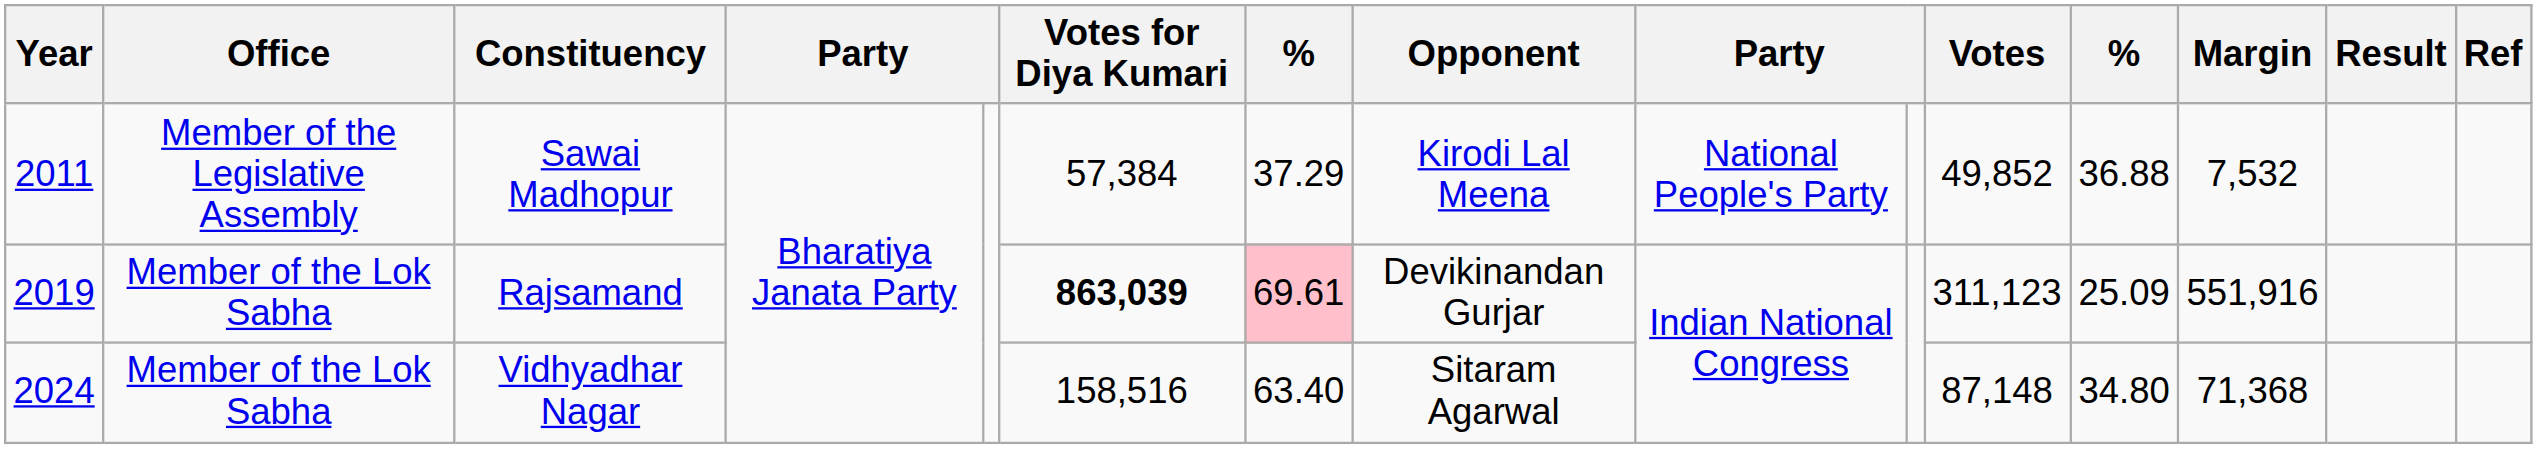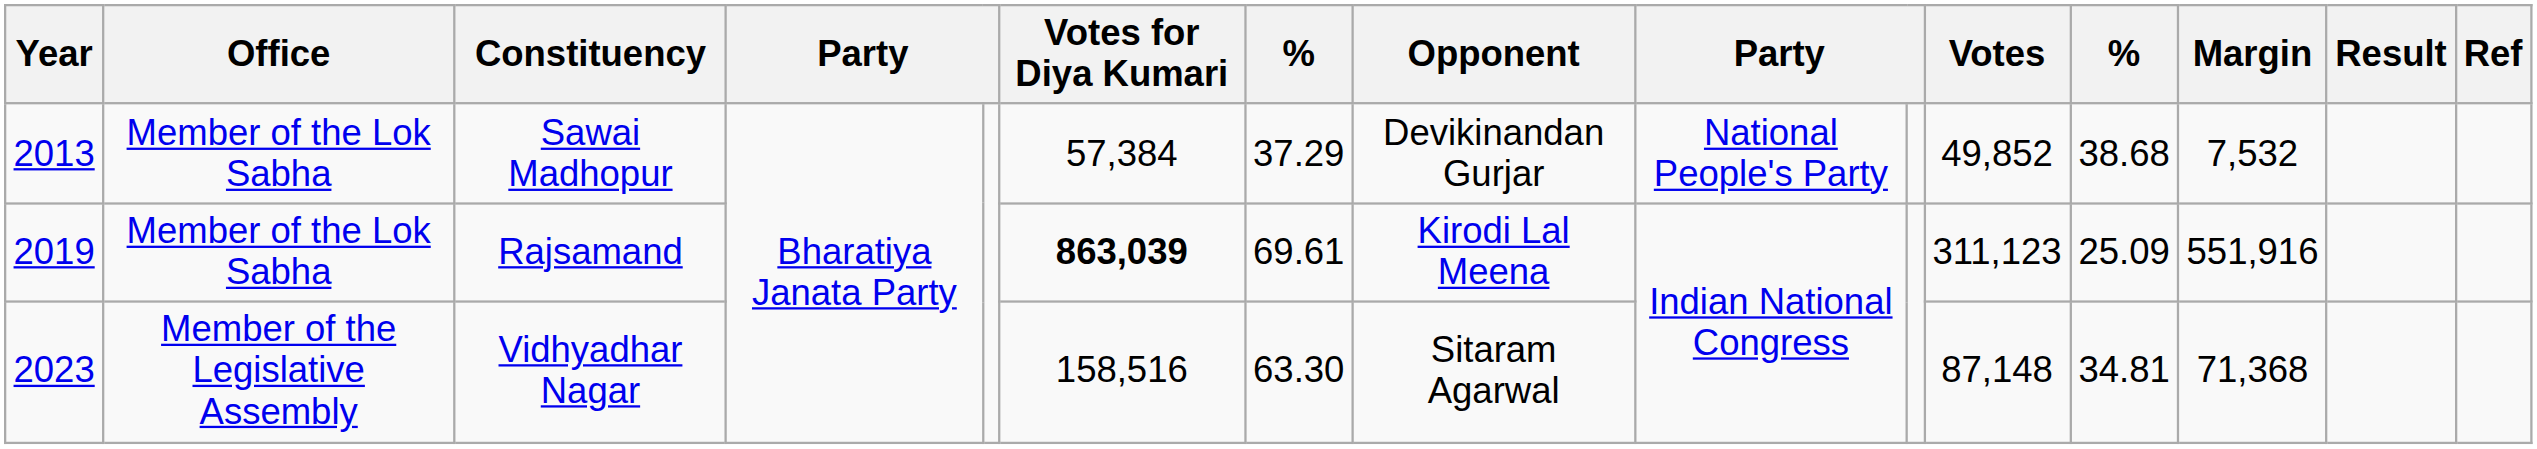(54, 173) 2011 -> (54, 152) 2013
(279, 173) Member of the Legislative Assembly -> (279, 152) Member of the Lok Sabha
(1494, 173) Kirodi Lal Meena -> (1494, 152) Devikinandan Gurjar
(2124, 173) 36.88 -> (2124, 152) 38.68
(1299, 292) pink background -> (1299, 251) no background
(1494, 292) Devikinandan Gurjar -> (1494, 251) Kirodi Lal Meena
(54, 391) 2024 -> (54, 371) 2023
(279, 391) Member of the Lok Sabha -> (279, 371) Member of the Legislative Assembly
(1299, 391) 63.40 -> (1299, 371) 63.30
(2124, 391) 34.80 -> (2124, 371) 34.81
